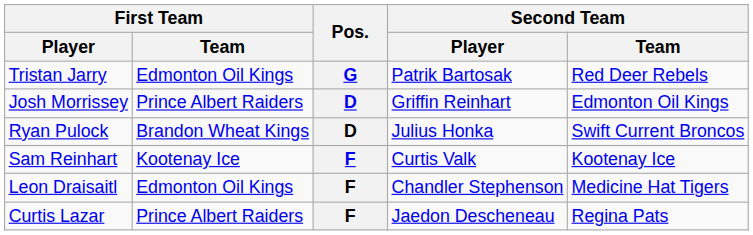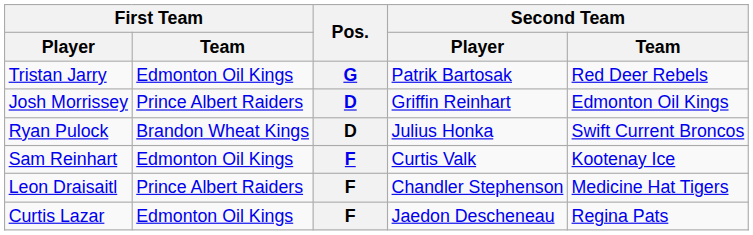(188, 159) Kootenay Ice -> (215, 159) Edmonton Oil Kings
(215, 187) Edmonton Oil Kings -> (220, 187) Prince Albert Raiders
(220, 215) Prince Albert Raiders -> (215, 215) Edmonton Oil Kings
